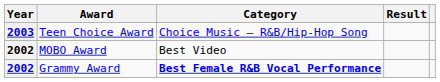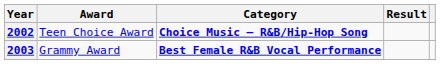(21, 32) 2003 -> (21, 32) 2002
(263, 32) normal -> (263, 32) bold
- row: (73, 50)
(21, 68) 2002 -> (21, 50) 2003
